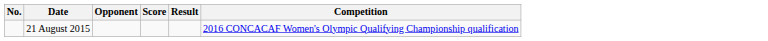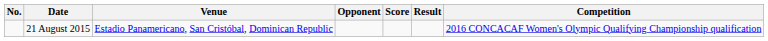+ column: (214, 12)
